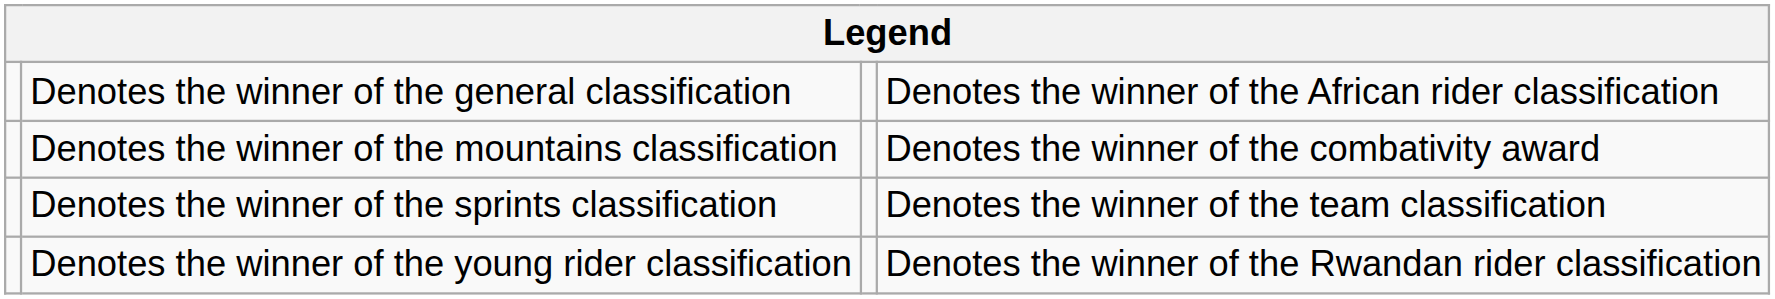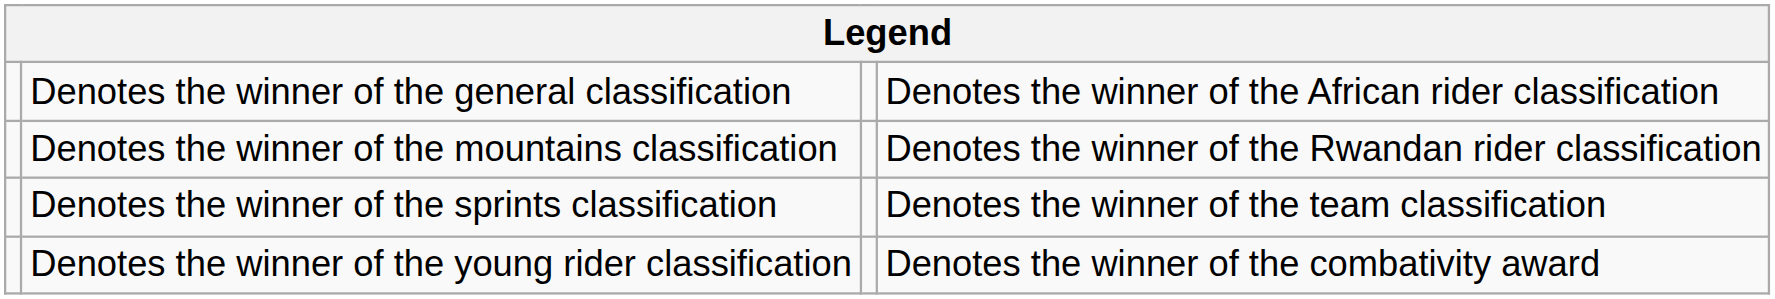(1243, 148) Denotes the winner of the combativity award -> (1324, 148) Denotes the winner of the Rwandan rider classification
(1324, 263) Denotes the winner of the Rwandan rider classification -> (1243, 263) Denotes the winner of the combativity award
